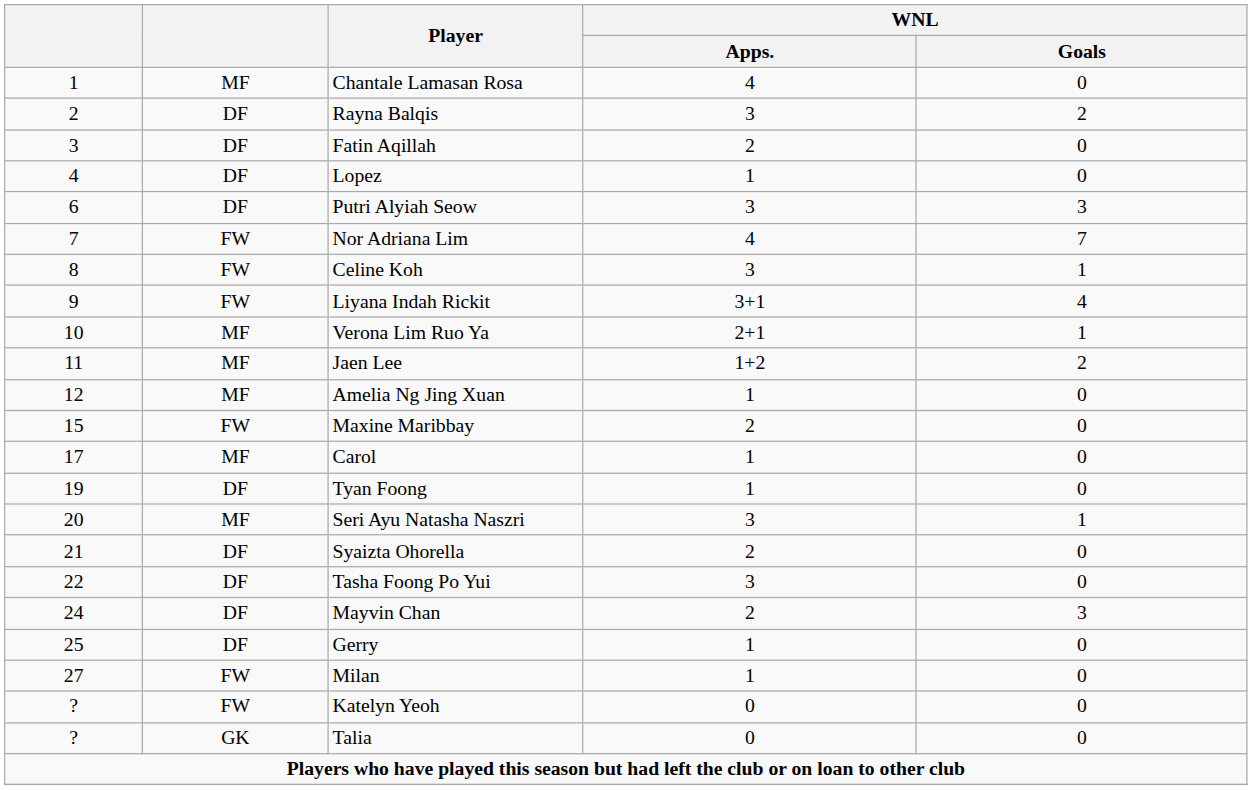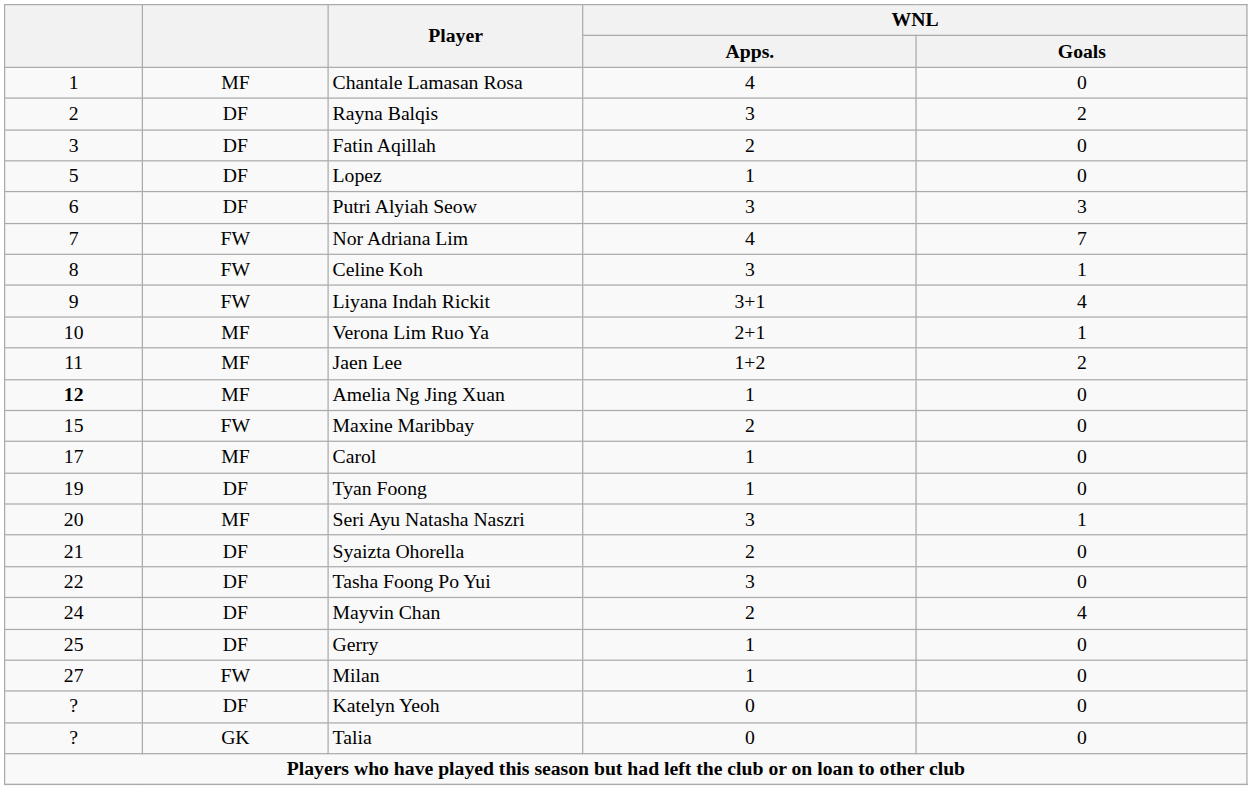(74, 176) 4 -> (74, 176) 5
(74, 394) normal -> (74, 394) bold
(1082, 613) 3 -> (1082, 613) 4
(235, 706) FW -> (235, 706) DF
